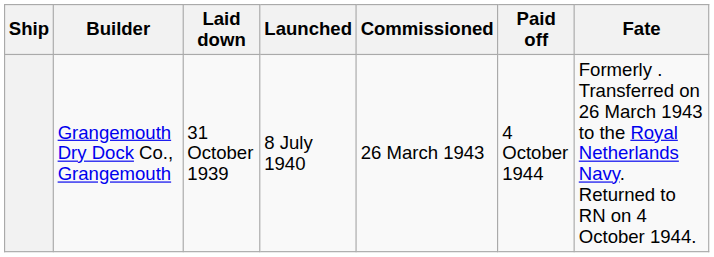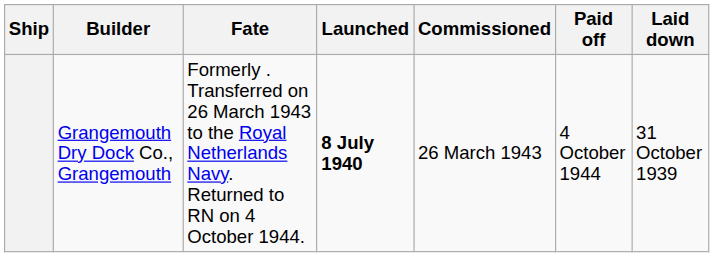columns swapped: (221, 29) <-> (642, 29)
(288, 153) normal -> (348, 153) bold
